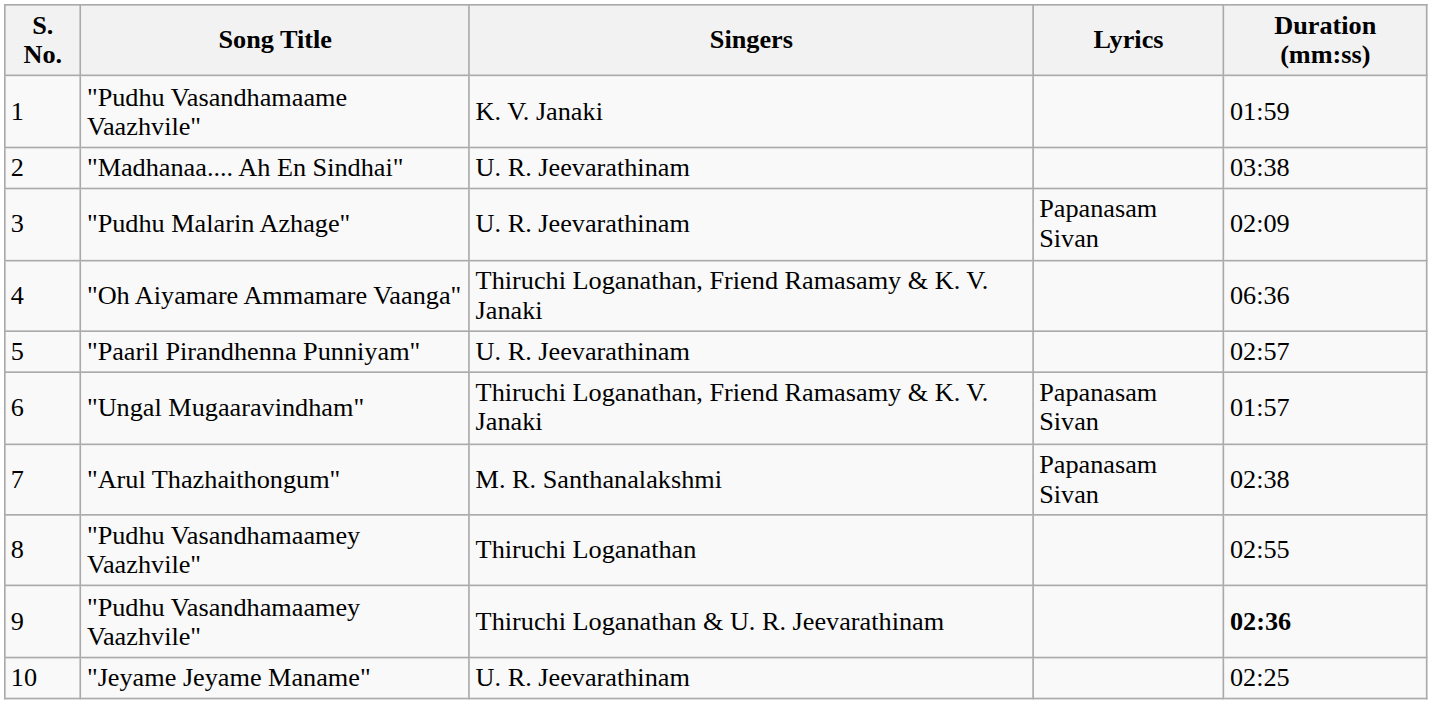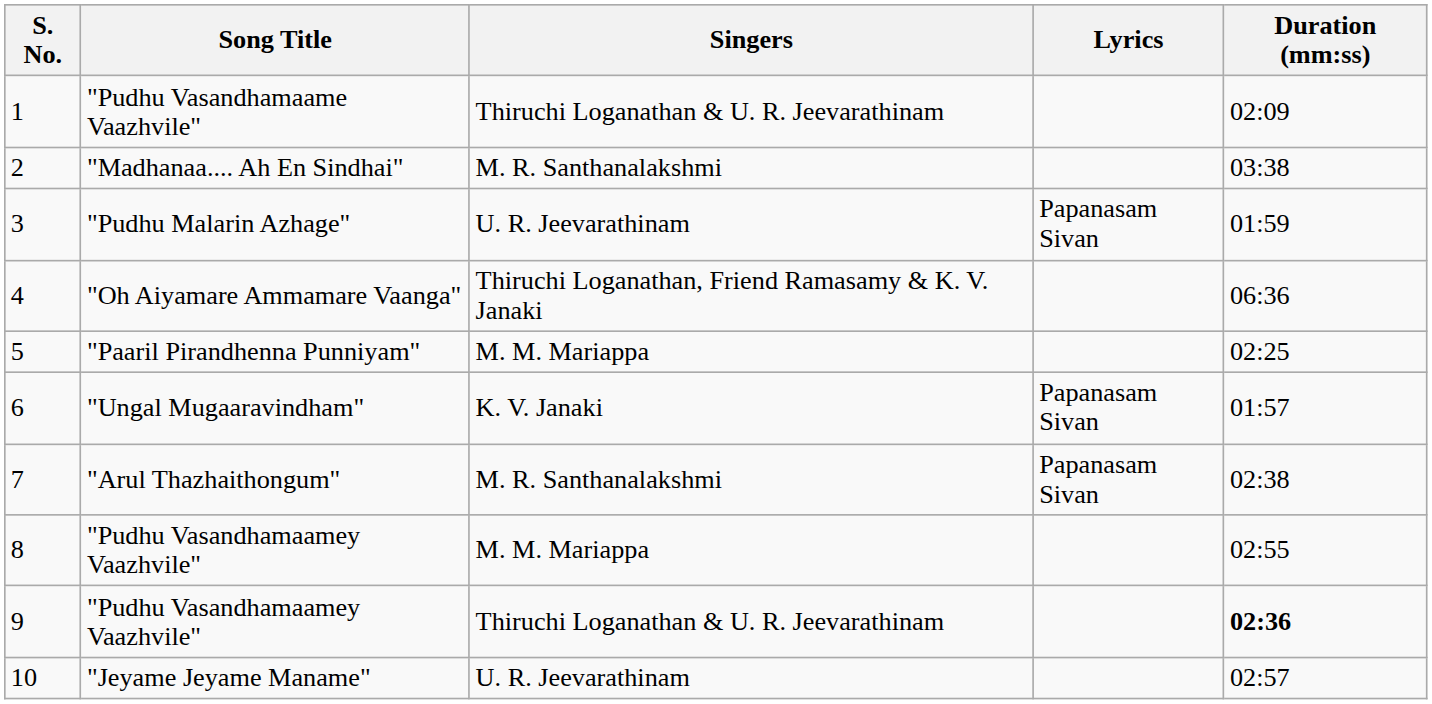(539, 111) K. V. Janaki -> (710, 111) Thiruchi Loganathan & U. R. Jeevarathinam
(1260, 111) 01:59 -> (1260, 111) 02:09
(583, 167) U. R. Jeevarathinam -> (599, 167) M. R. Santhanalakshmi
(1260, 223) 02:09 -> (1260, 223) 01:59
(583, 351) U. R. Jeevarathinam -> (562, 351) M. M. Mariappa
(1260, 351) 02:57 -> (1260, 351) 02:25
(732, 407) Thiruchi Loganathan, Friend Ramasamy & K. V. Janaki -> (539, 407) K. V. Janaki
(586, 550) Thiruchi Loganathan -> (562, 550) M. M. Mariappa
(1260, 677) 02:25 -> (1260, 677) 02:57
